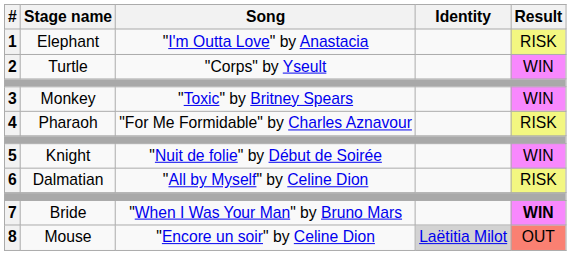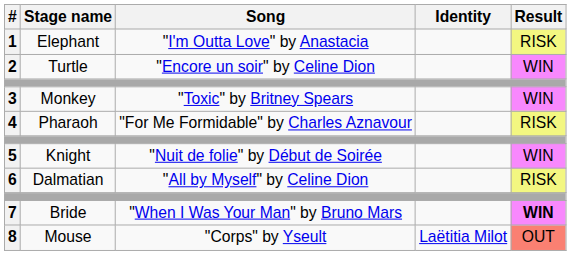(266, 66) "Corps" by Yseult -> (266, 66) "Encore un soir" by Celine Dion
(266, 237) "Encore un soir" by Celine Dion -> (266, 237) "Corps" by Yseult
(463, 237) lightgrey background -> (463, 237) no background
